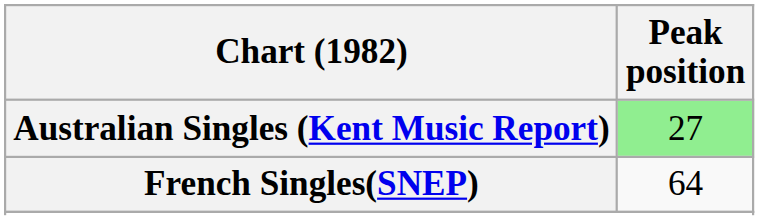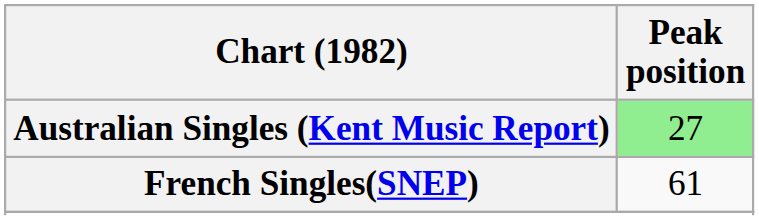(686, 183) 64 -> (686, 183) 61
